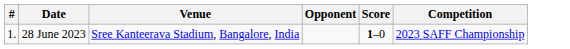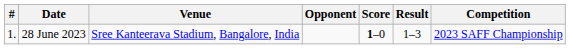+ column: (412, 14)
